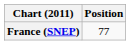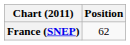(104, 31) 77 -> (104, 31) 62
